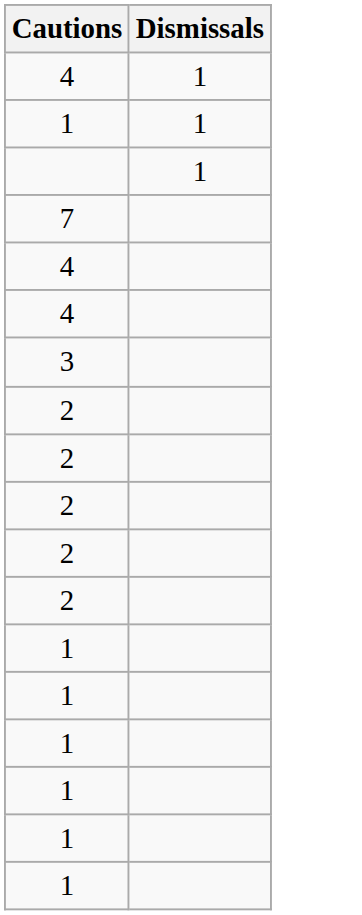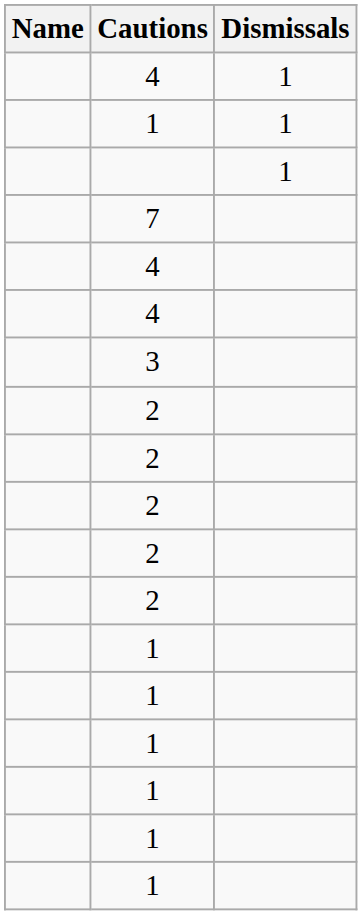+ column: (48, 28)
